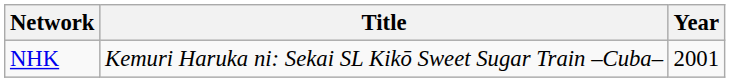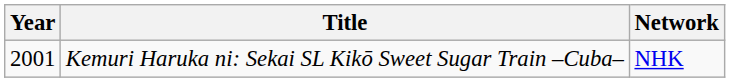columns swapped: (696, 22) <-> (52, 22)
